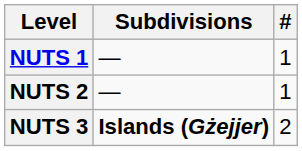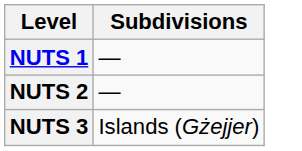- column: (285, 22)
(184, 127) bold -> (179, 127) normal
